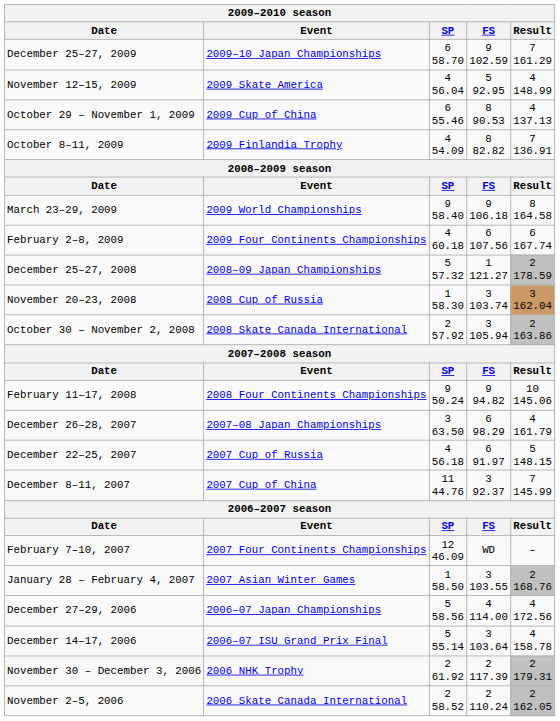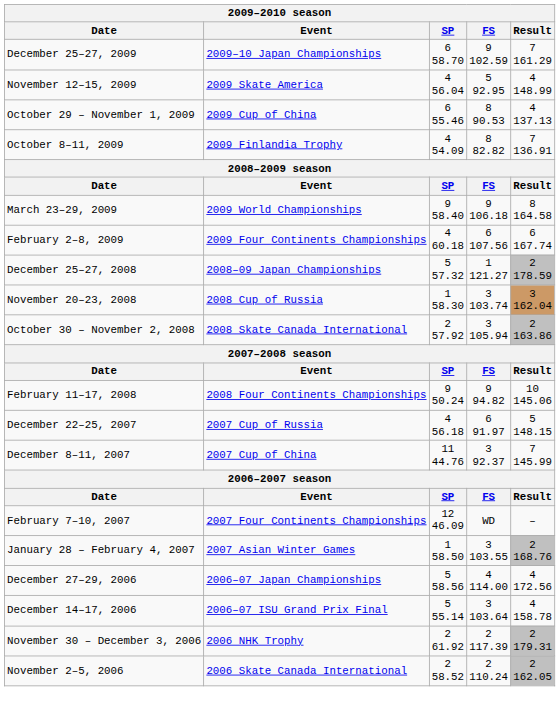- row: (72, 425)
